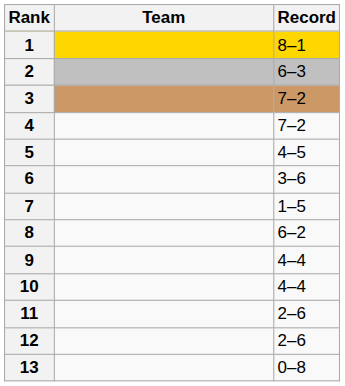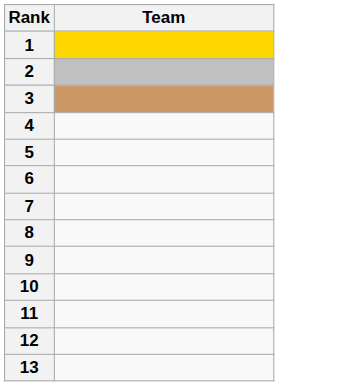- column: (307, 17)
